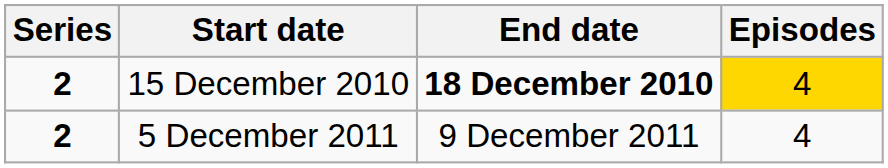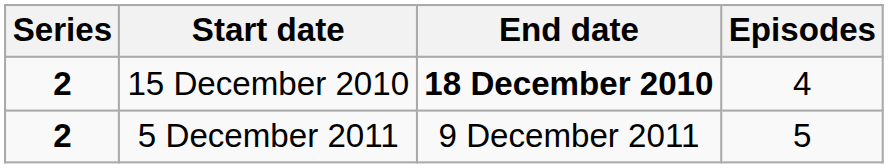(802, 83) gold background -> (802, 83) no background
(802, 135) 4 -> (802, 135) 5
